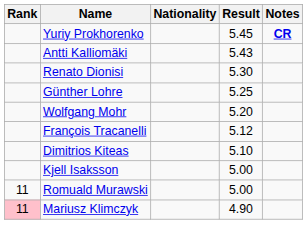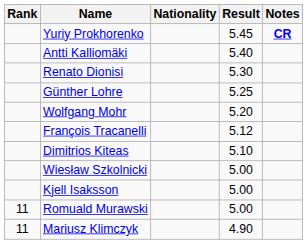(241, 53) 5.43 -> (241, 53) 5.40
+ row: (95, 170)
(22, 209) pink background -> (22, 229) no background
